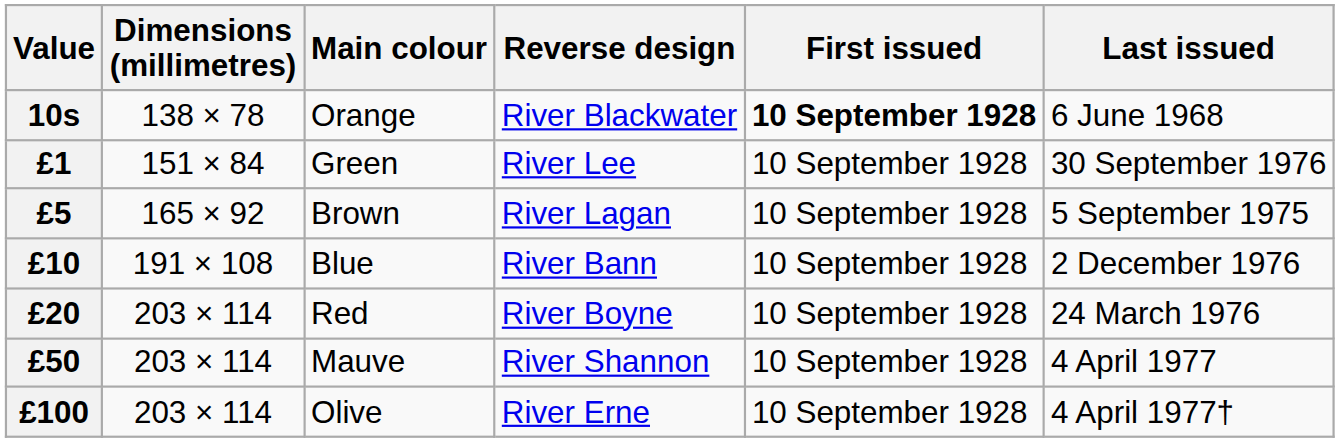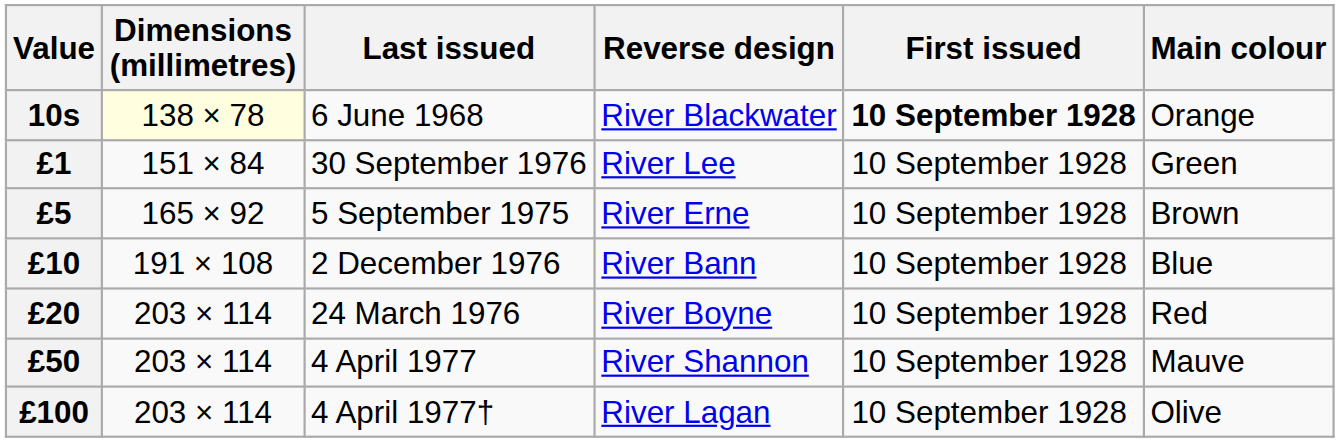columns swapped: (399, 48) <-> (1189, 48)
(203, 115) no background -> (203, 115) lightyellow background
(586, 214) River Lagan -> (675, 214) River Erne
(576, 412) River Erne -> (686, 412) River Lagan
